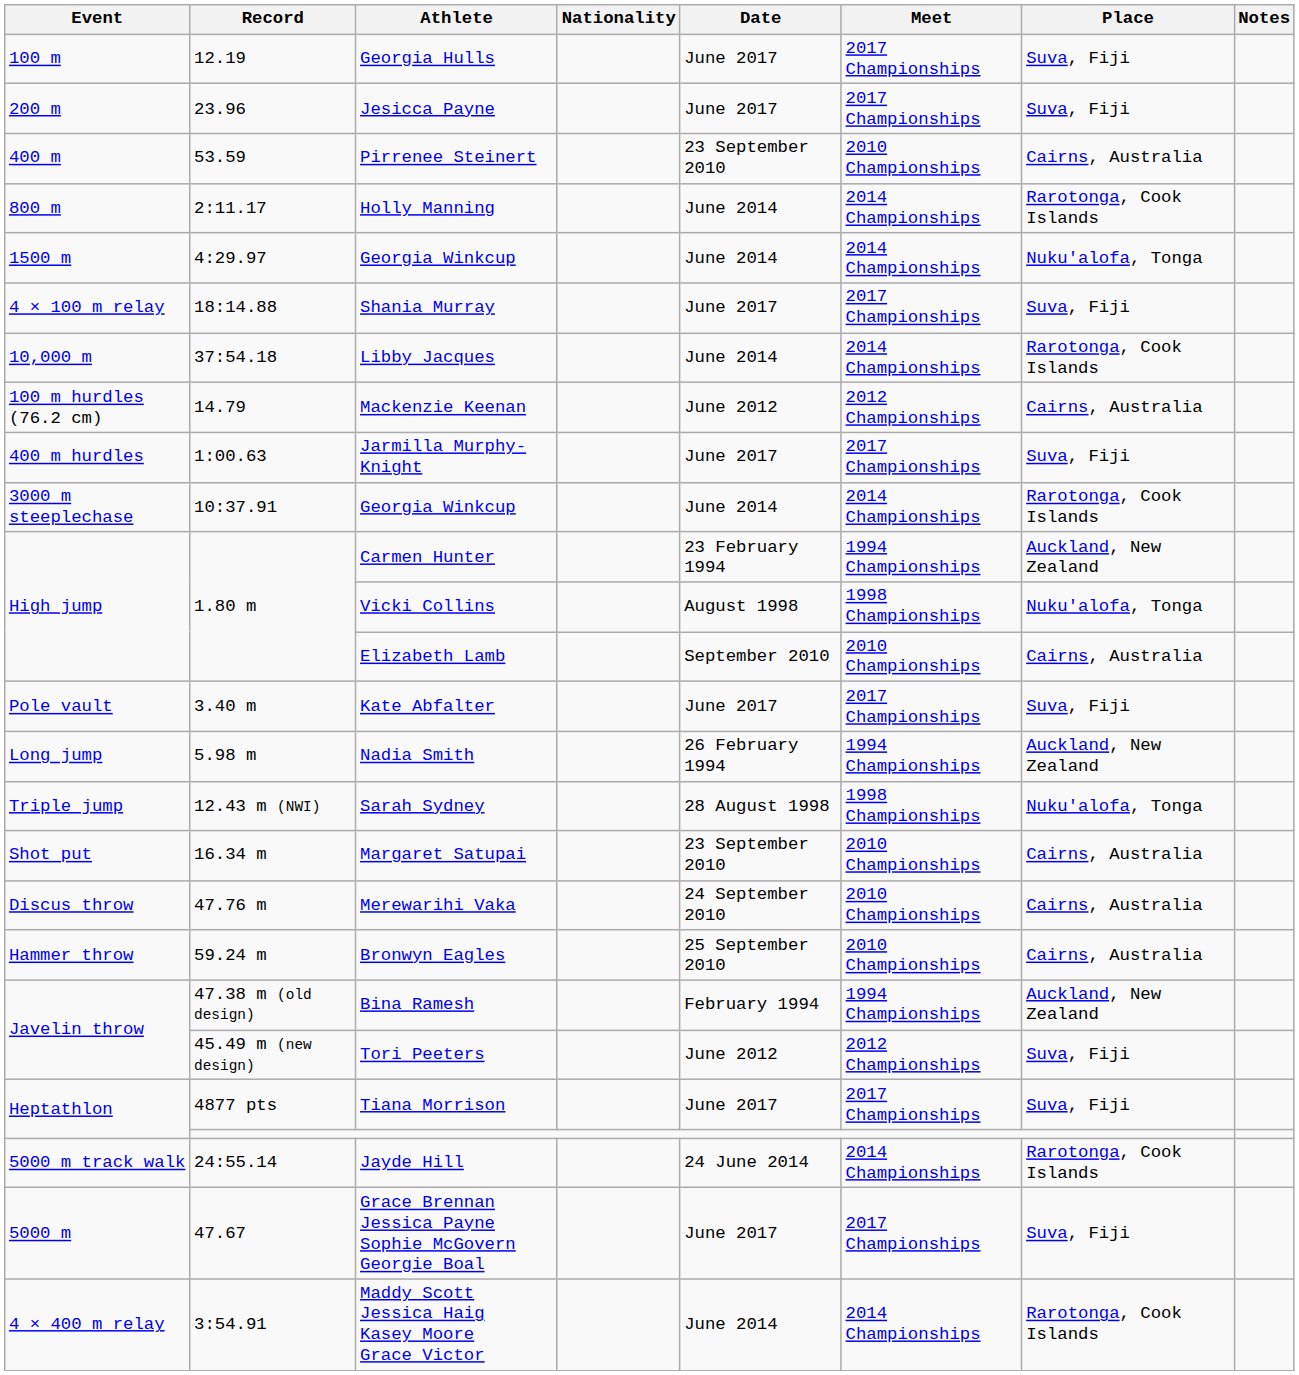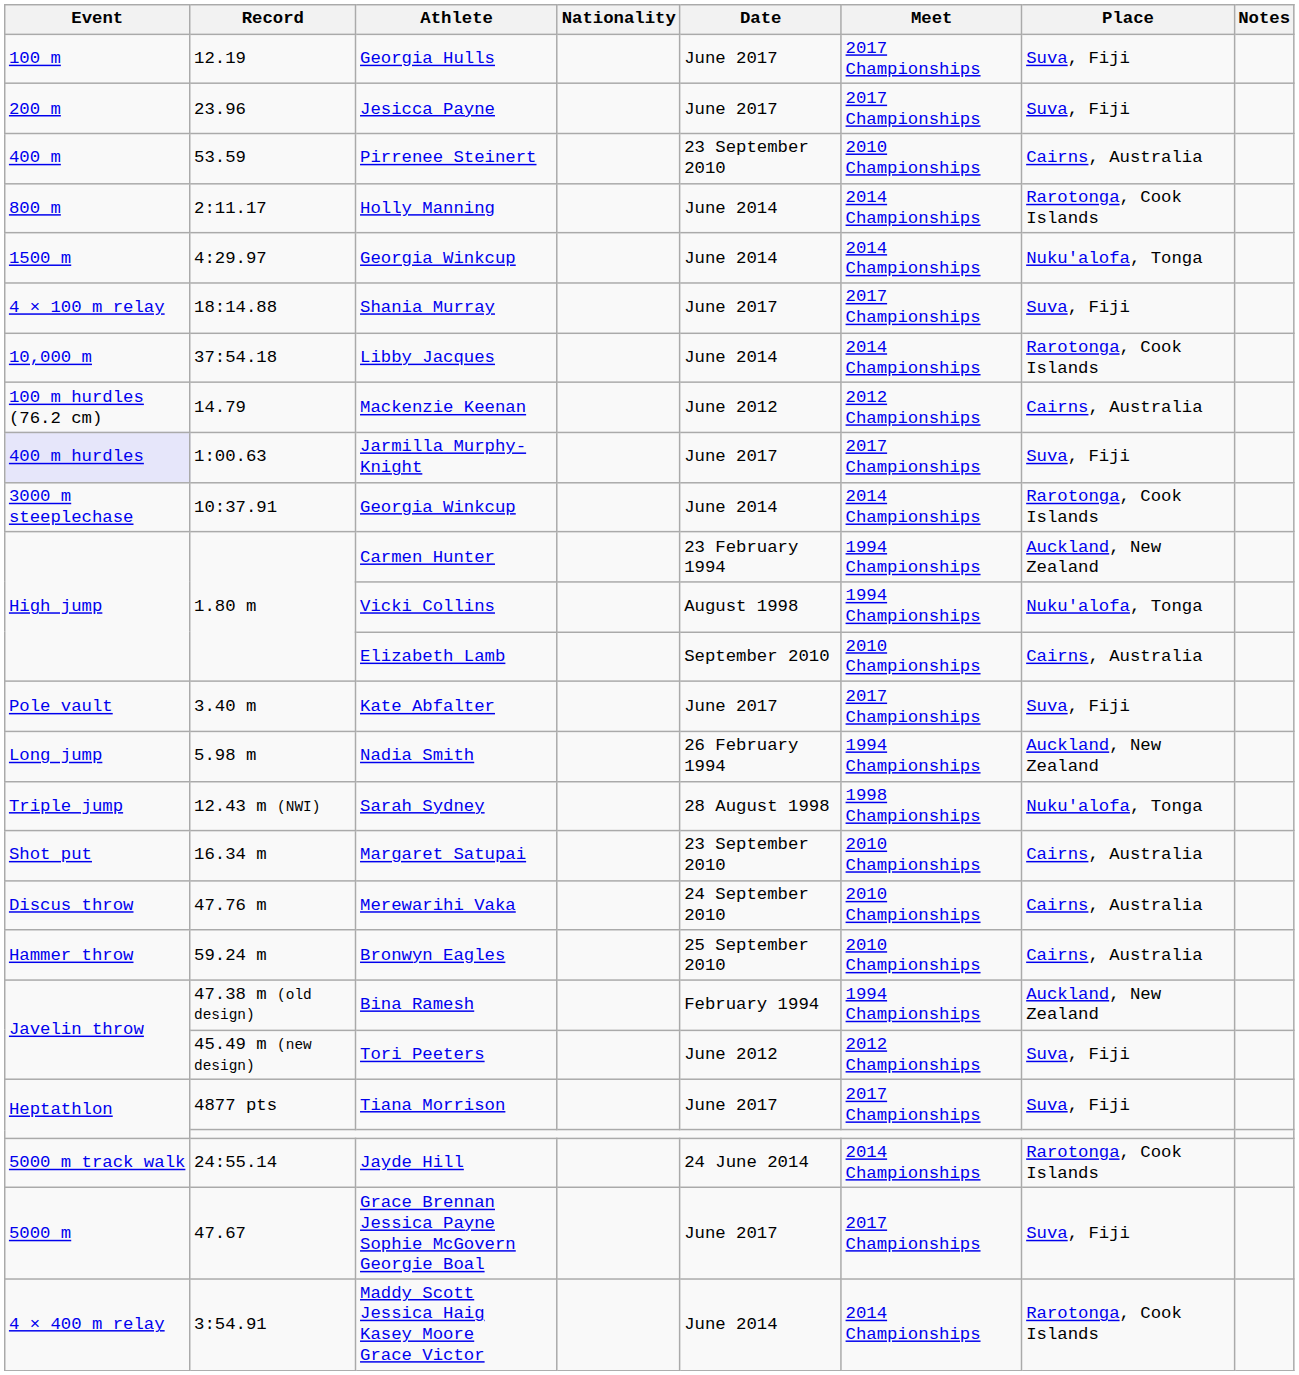(76, 457) no background -> (76, 457) lavender background
(913, 606) 1998 Championships -> (913, 606) 1994 Championships
